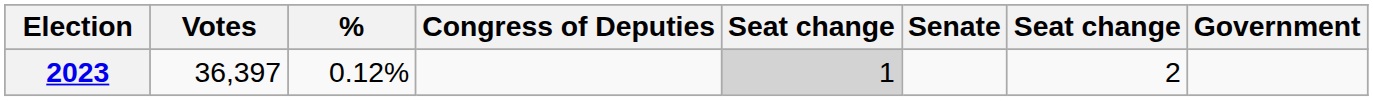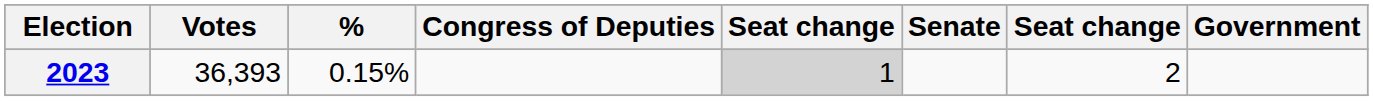(238, 71) 36,397 -> (238, 71) 36,393
(369, 71) 0.12% -> (369, 71) 0.15%
